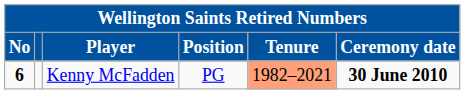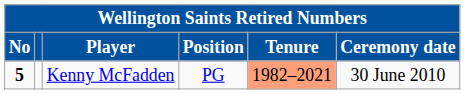(20, 74) 6 -> (20, 74) 5
(398, 74) bold -> (398, 74) normal
